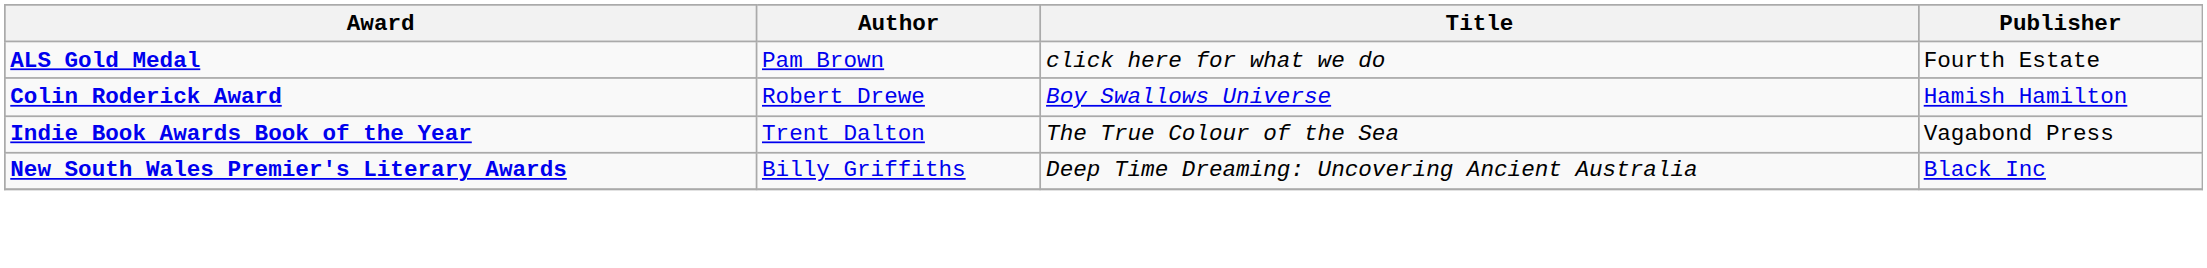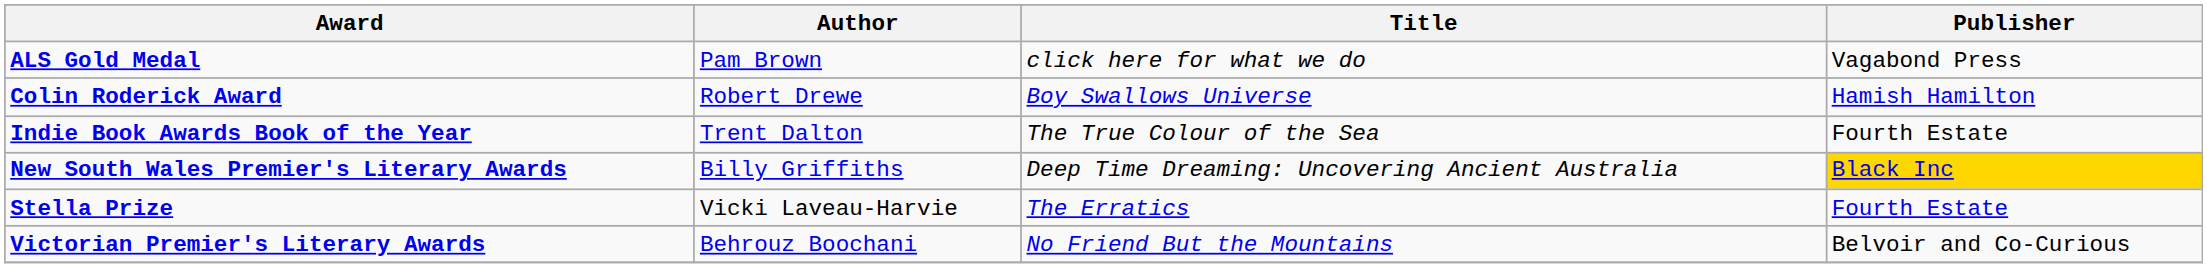(2012, 60) Fourth Estate -> (1927, 60) Vagabond Press
(2019, 134) Vagabond Press -> (1920, 134) Fourth Estate
(1985, 171) no background -> (1893, 171) gold background
+ row: (92, 208)
+ row: (248, 245)
